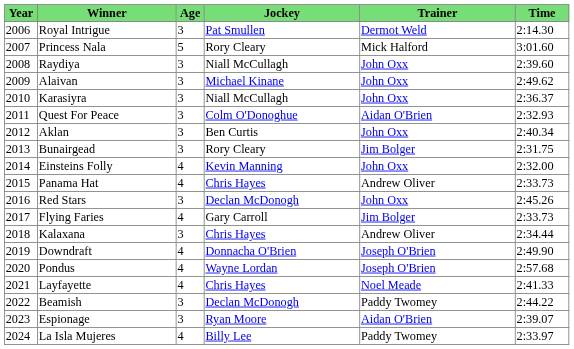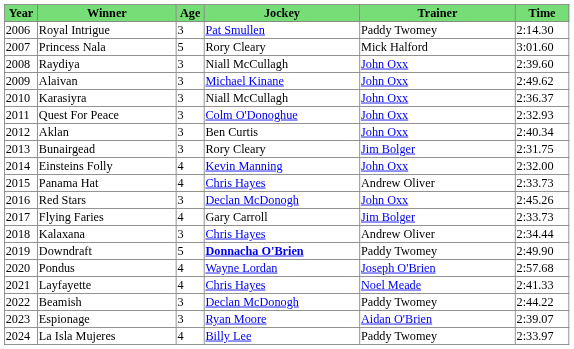(394, 30) Dermot Weld -> (399, 30) Paddy Twomey
(397, 115) Aidan O'Brien -> (385, 115) John Oxx
(180, 250) 4 -> (180, 250) 5
(251, 250) normal -> (255, 250) bold
(398, 250) Joseph O'Brien -> (399, 250) Paddy Twomey
